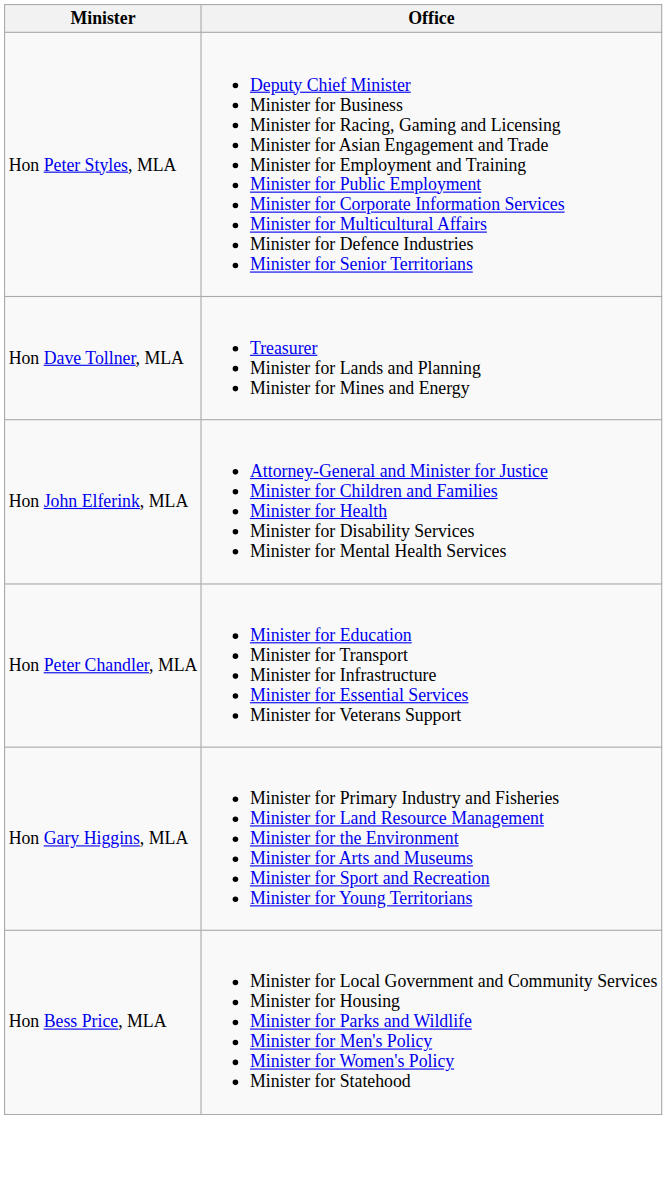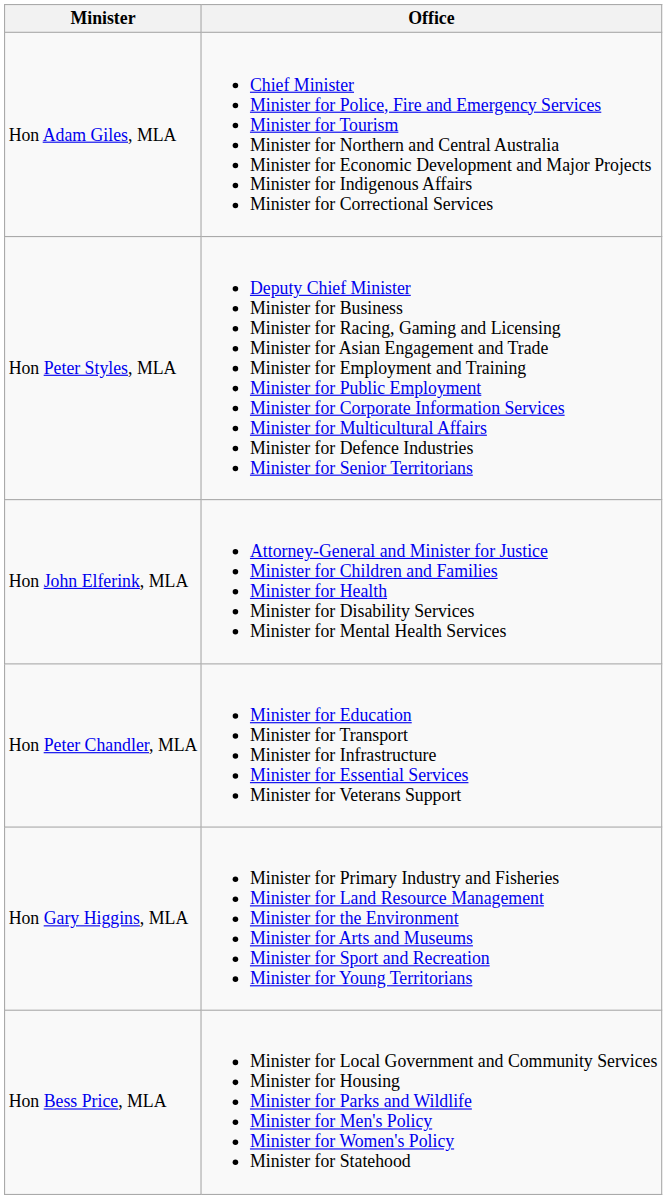+ row: (93, 134)
- row: (96, 357)
